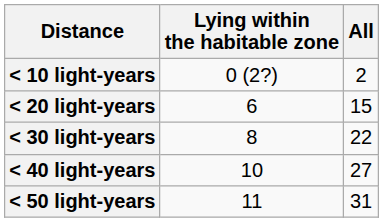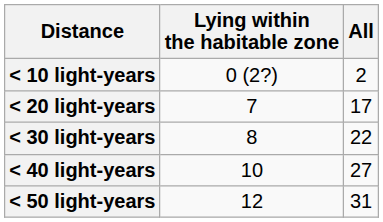(252, 106) 6 -> (252, 106) 7
(361, 106) 15 -> (361, 106) 17
(252, 201) 11 -> (252, 201) 12
